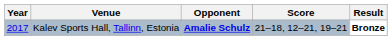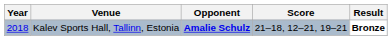(18, 28) 2017 -> (18, 28) 2018
